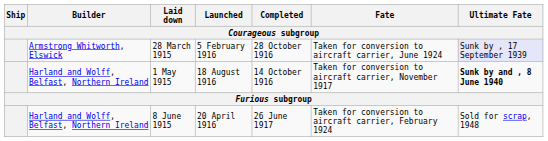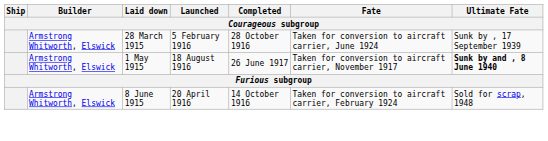(493, 50) lavender background -> (487, 41) no background
(89, 77) Harland and Wolff, Belfast, Northern Ireland -> (72, 63) Armstrong Whitworth, Elswick
(278, 77) 14 October 1916 -> (260, 63) 26 June 1917
(89, 121) Harland and Wolff, Belfast, Northern Ireland -> (72, 98) Armstrong Whitworth, Elswick
(271, 121) 26 June 1917 -> (255, 98) 14 October 1916
